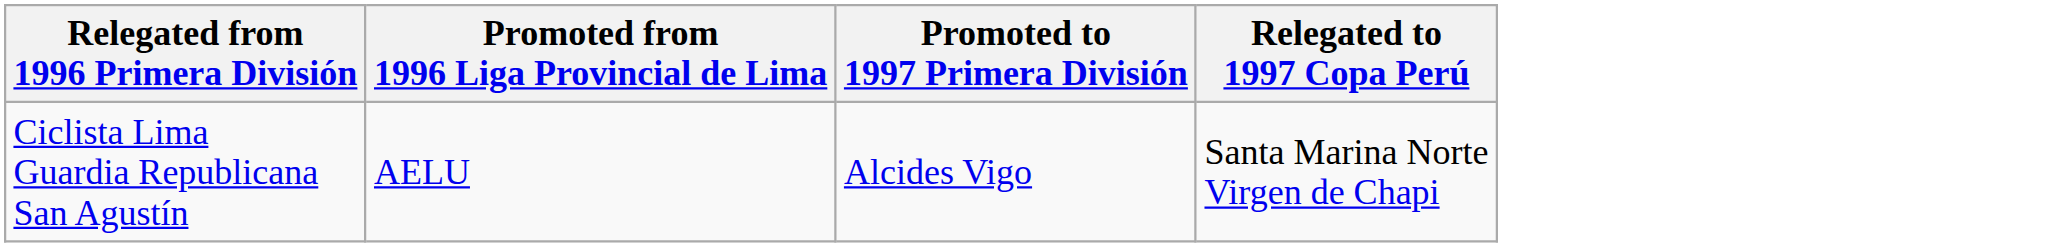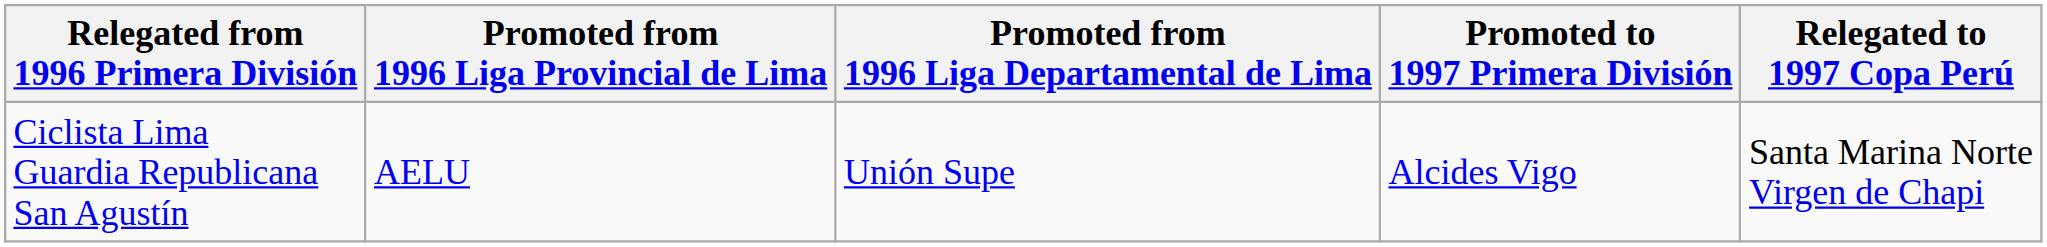+ column: (1108, 53)
